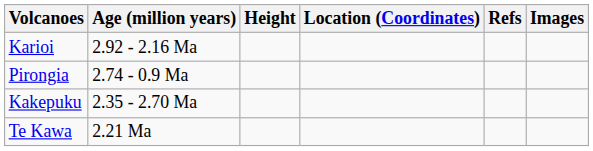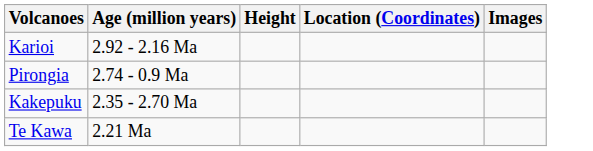- column: (505, 18)
